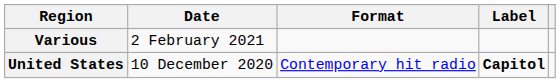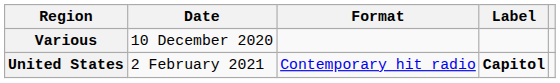(197, 41) 2 February 2021 -> (202, 41) 10 December 2020
(202, 65) 10 December 2020 -> (197, 65) 2 February 2021
